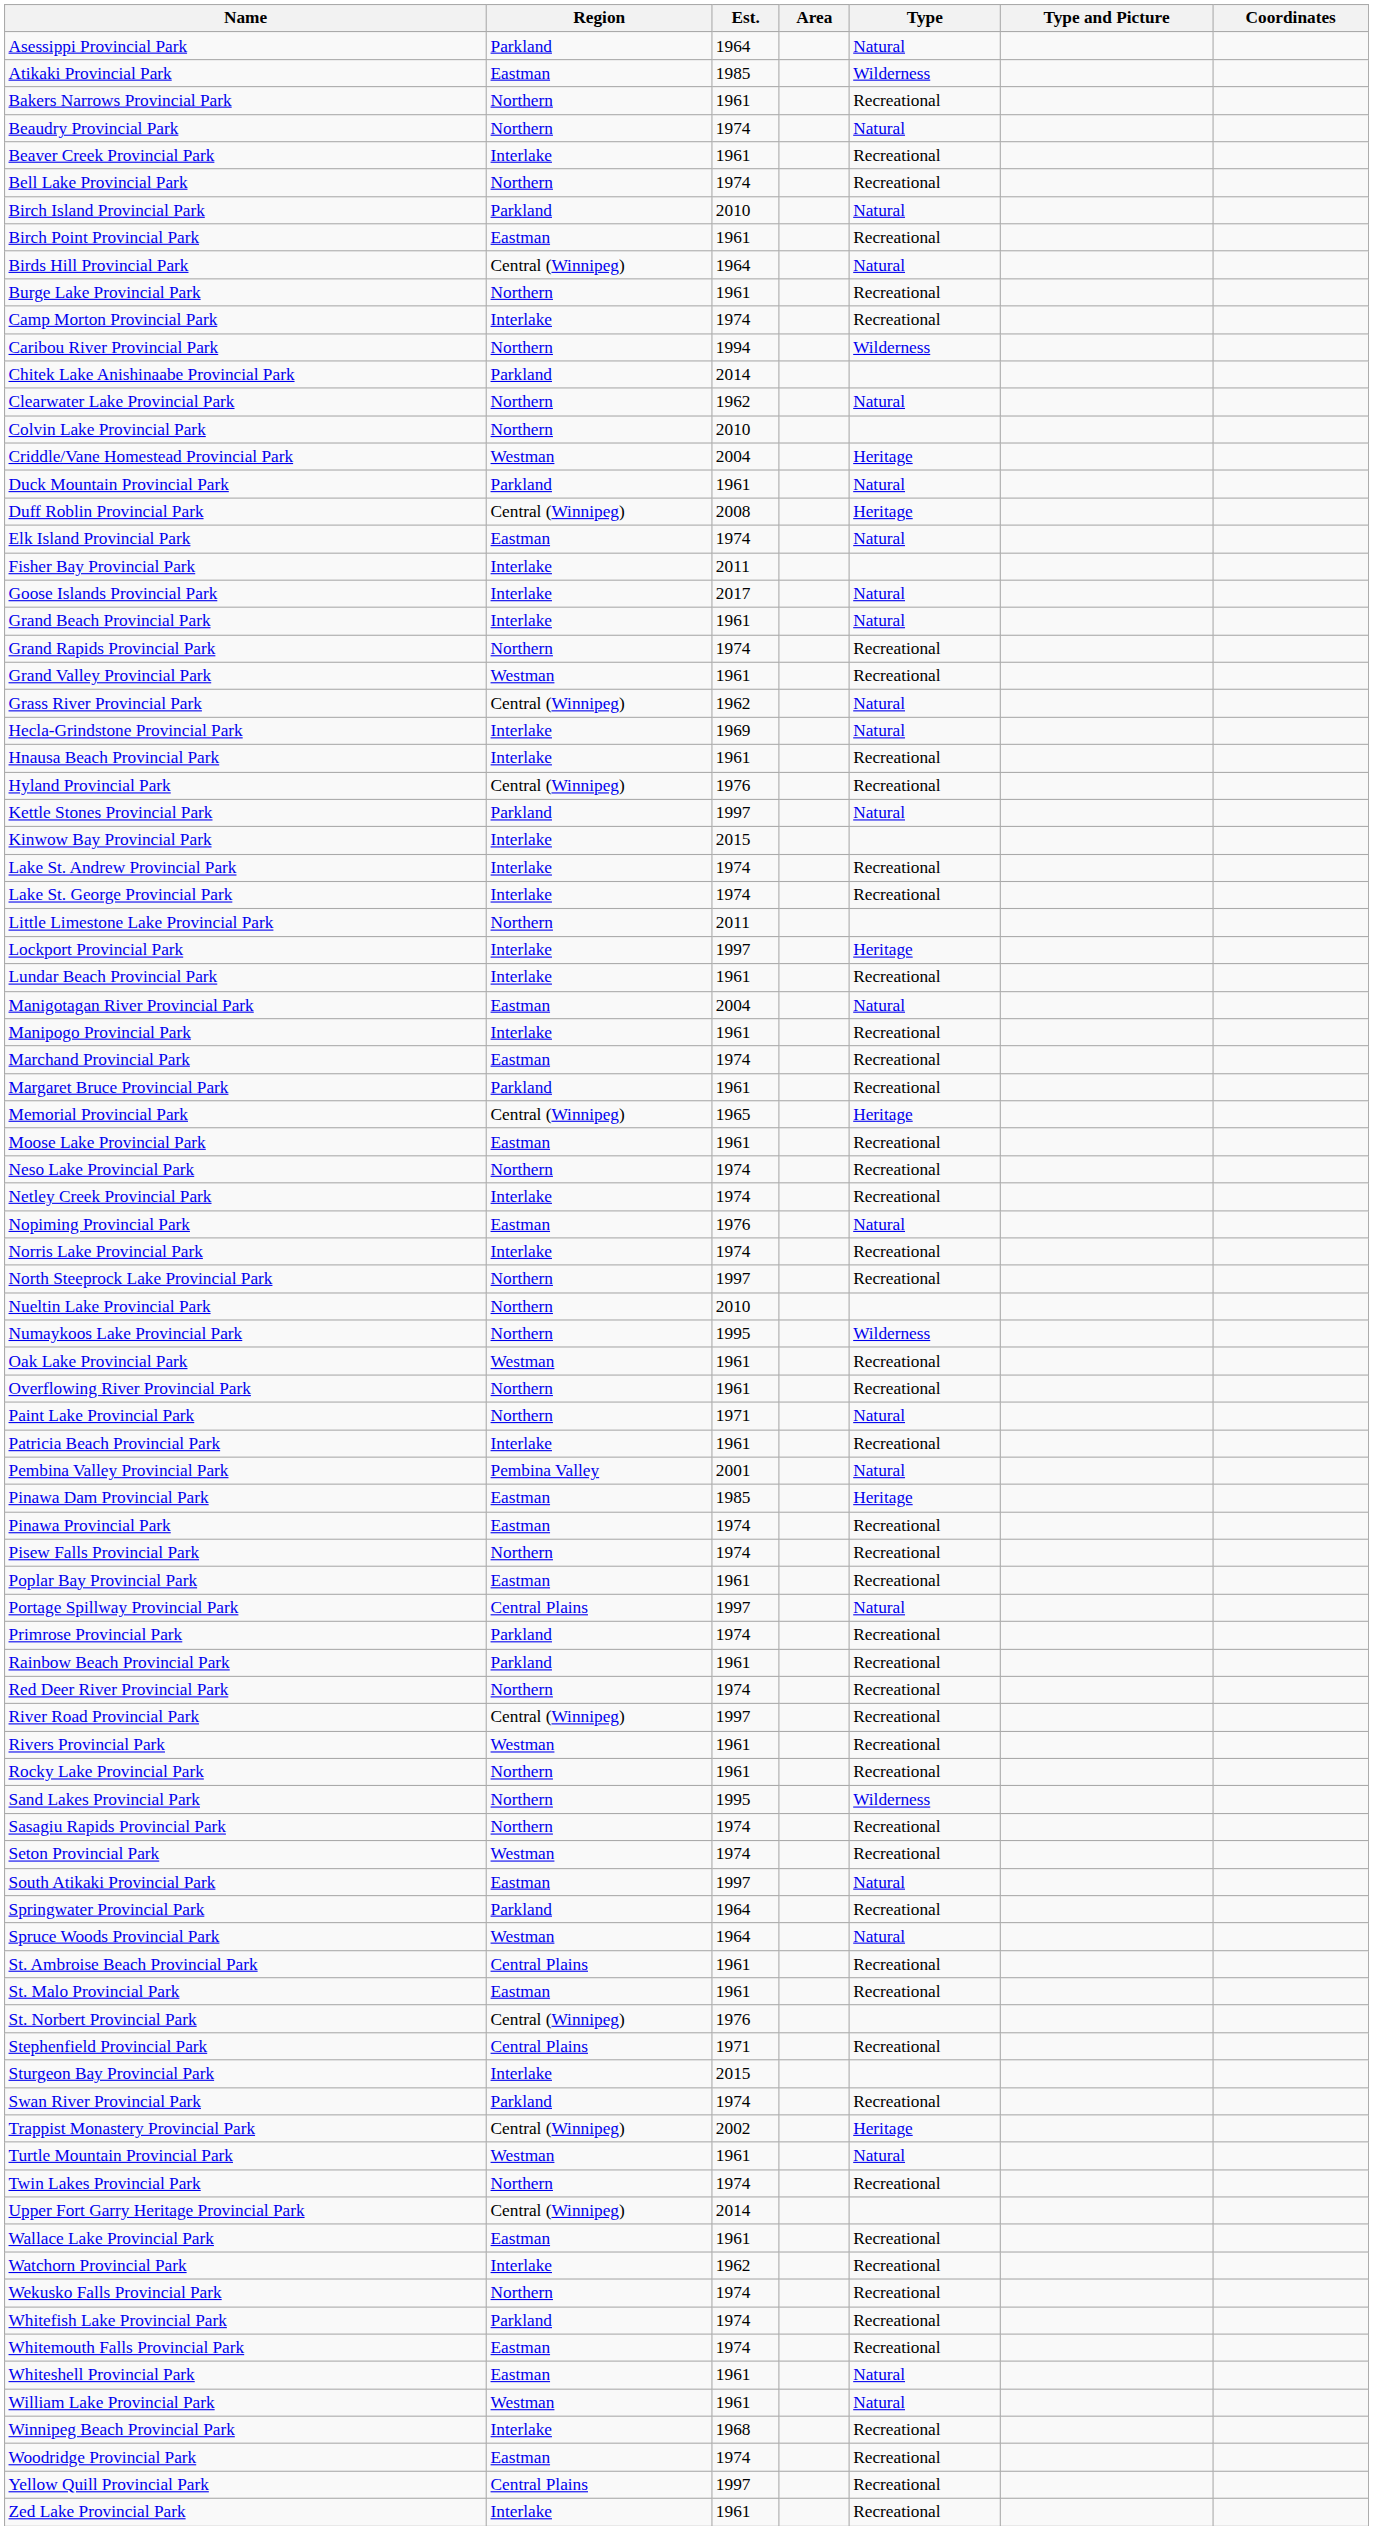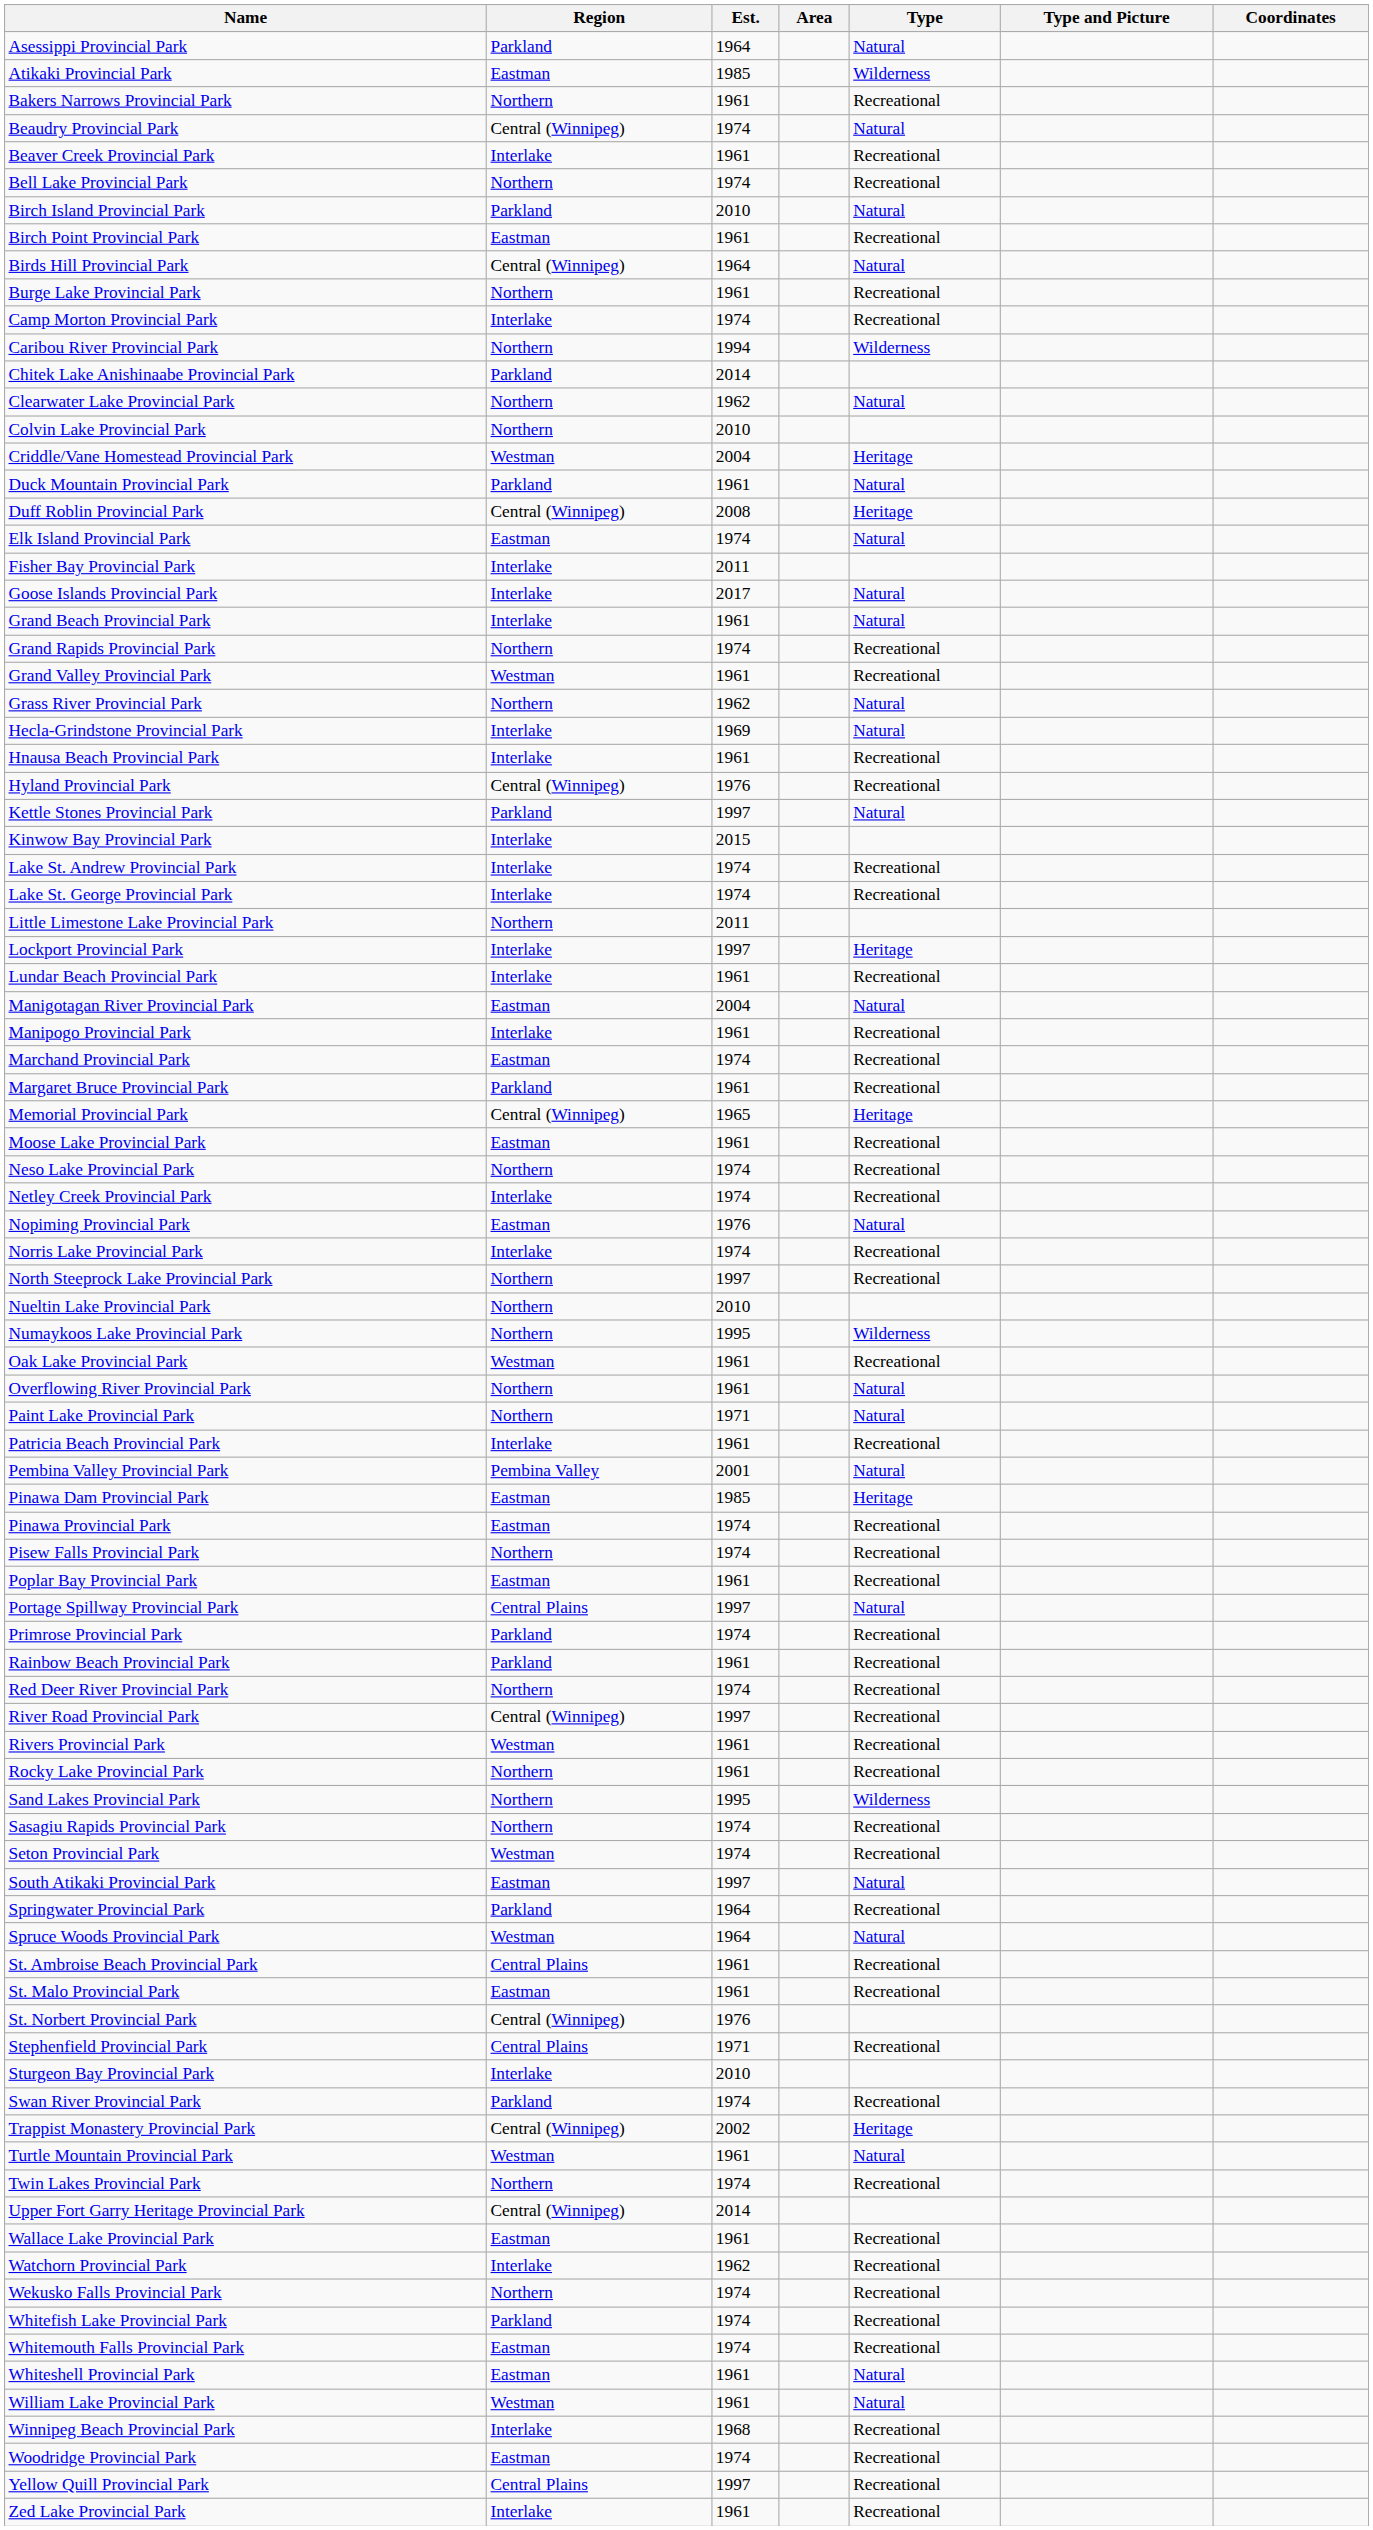(522, 127) Northern -> (558, 127) Central (Winnipeg)
(558, 703) Central (Winnipeg) -> (522, 703) Northern
(897, 1388) Recreational -> (879, 1388) Natural
(733, 2073) 2015 -> (733, 2073) 2010
